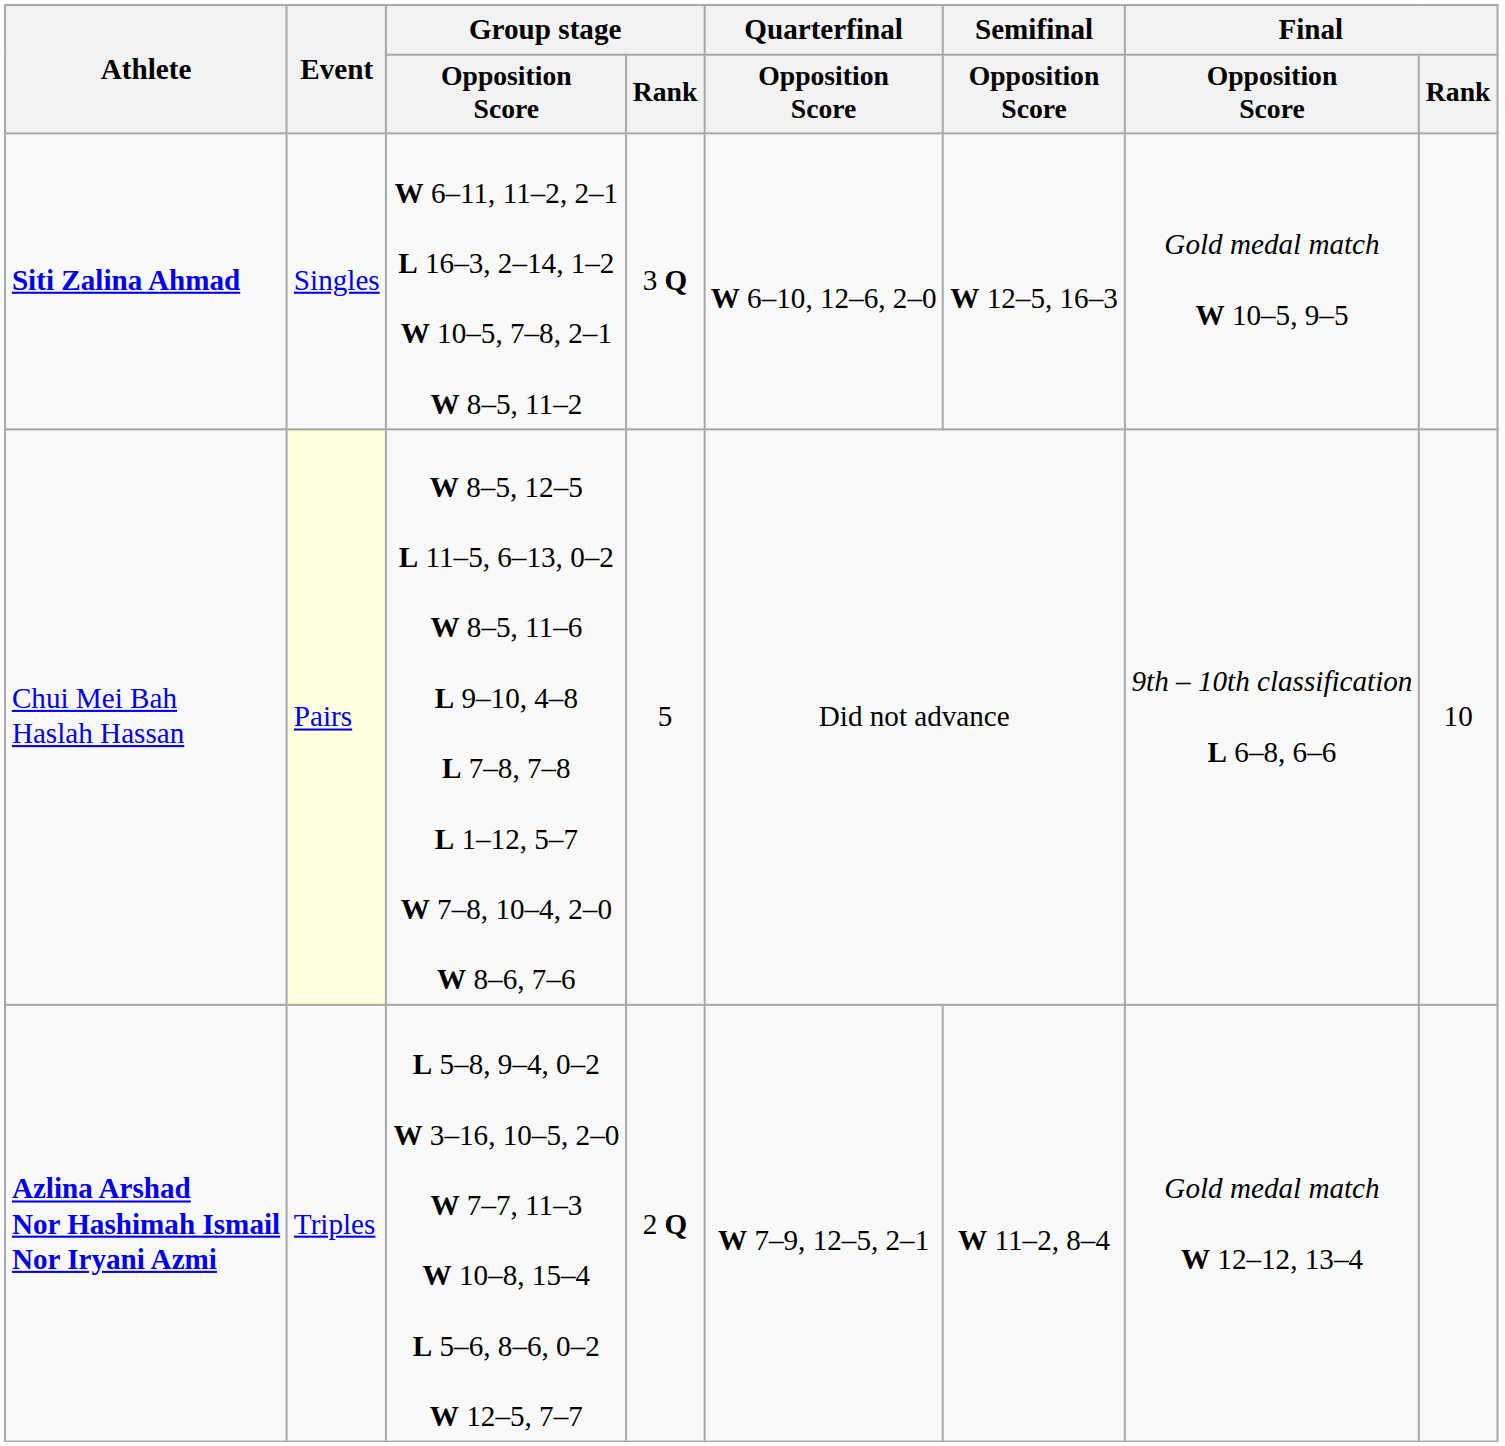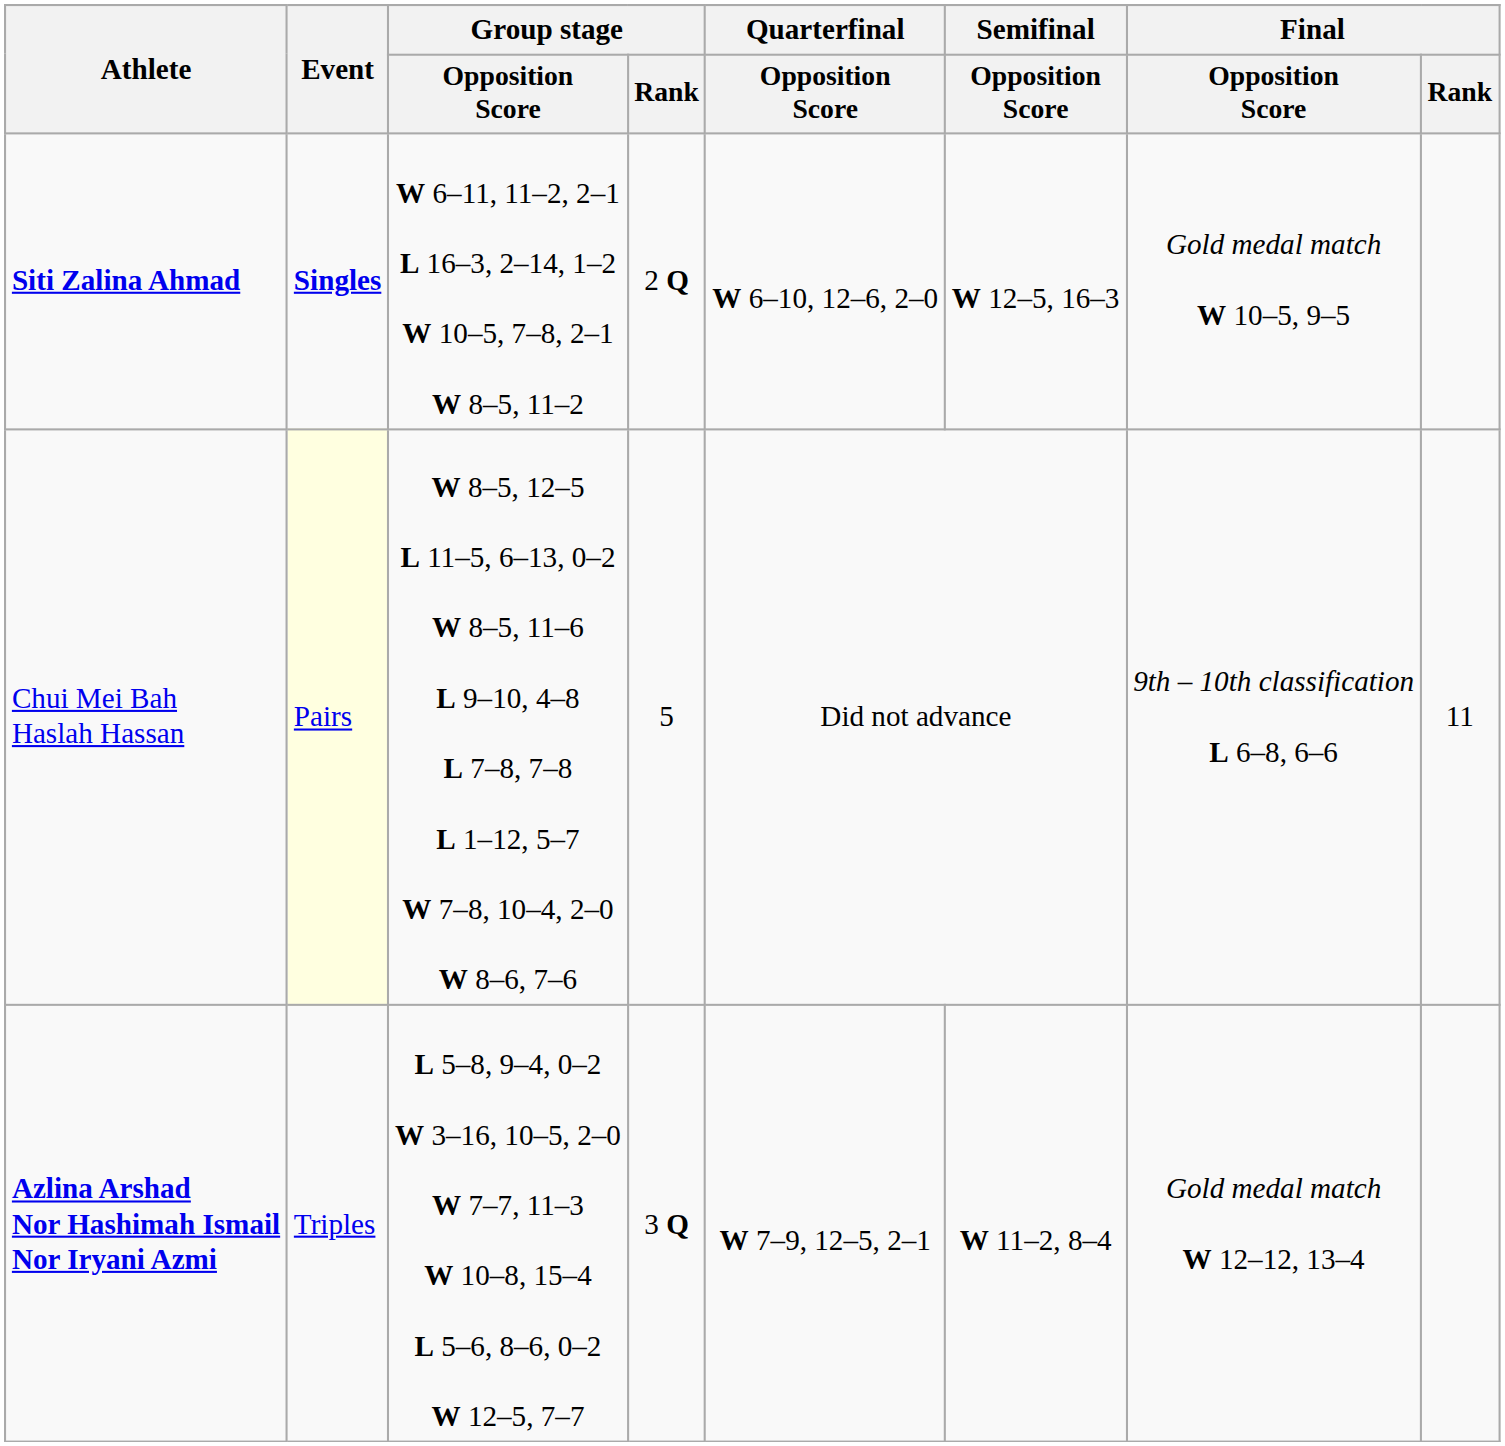(337, 280) normal -> (338, 280) bold
(665, 280) 3 Q -> (667, 280) 2 Q
(1458, 716) 10 -> (1460, 716) 11
(665, 1222) 2 Q -> (667, 1222) 3 Q
